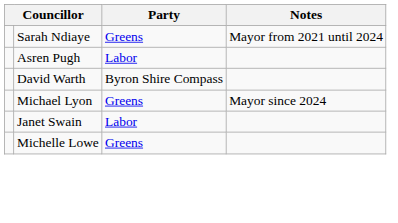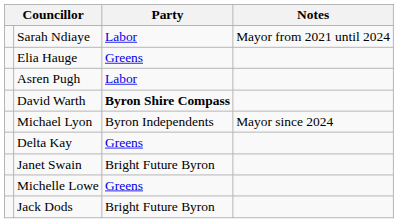(124, 36) Greens -> (121, 36) Labor
+ row: (47, 57)
(164, 79) normal -> (167, 100) bold
(124, 100) Greens -> (159, 121) Byron Independents
+ row: (45, 143)
(121, 121) Labor -> (160, 164) Bright Future Byron
+ row: (45, 206)
